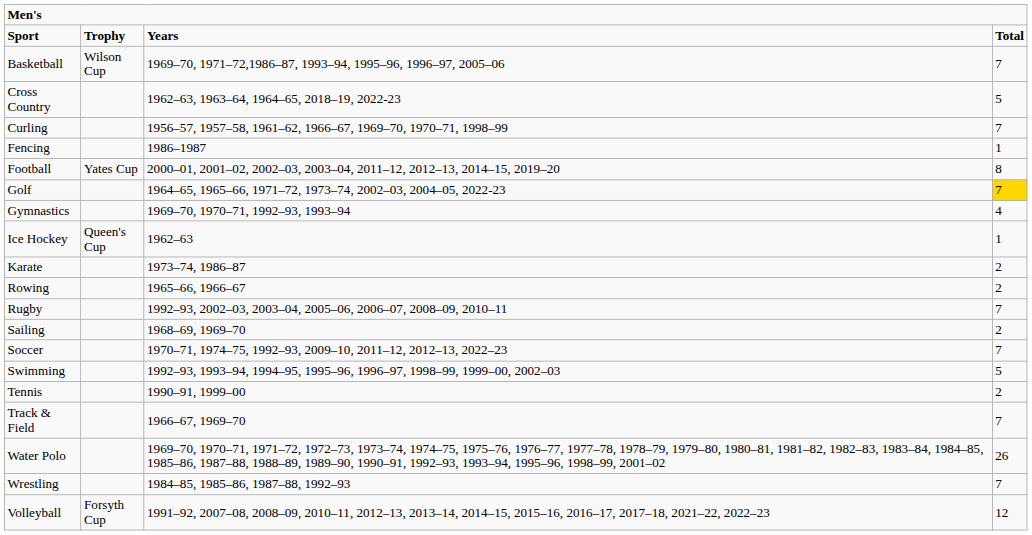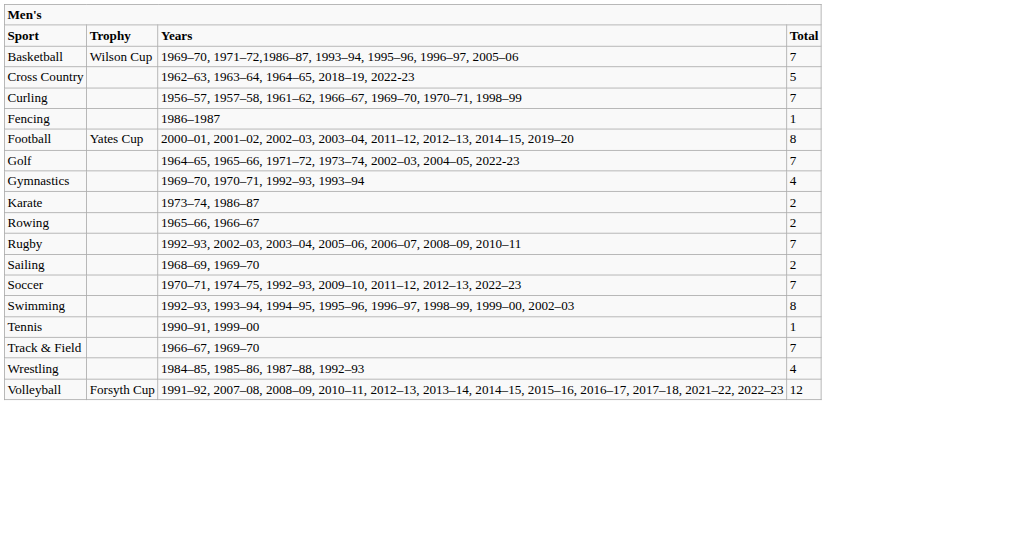(999, 190) gold background -> (793, 160) no background
- row: (37, 239)
(999, 371) 5 -> (793, 306) 8
(999, 392) 2 -> (793, 327) 1
- row: (37, 455)
(999, 484) 7 -> (793, 368) 4
